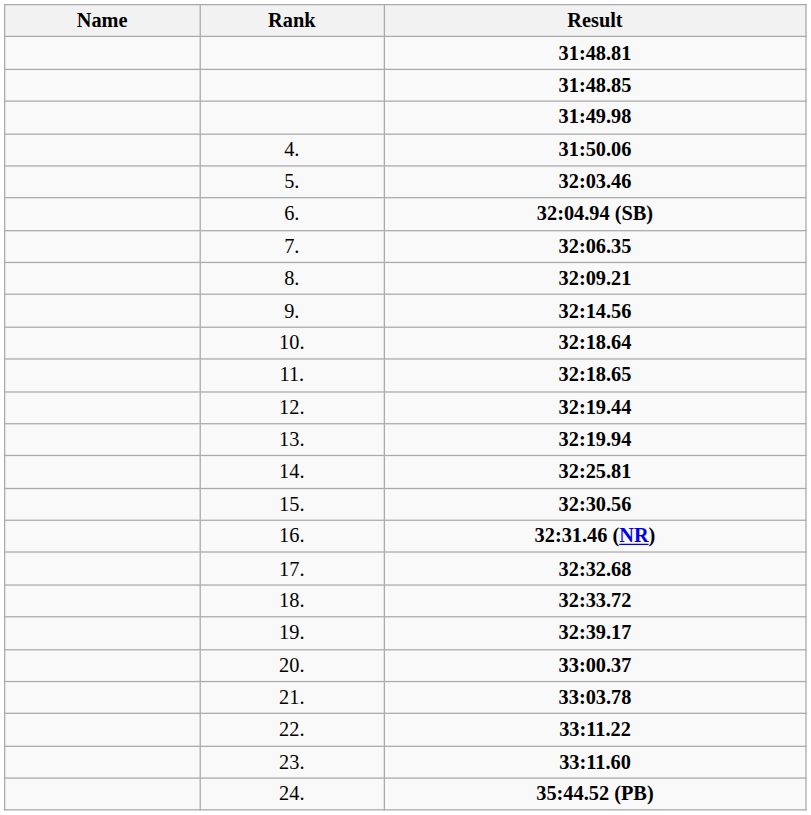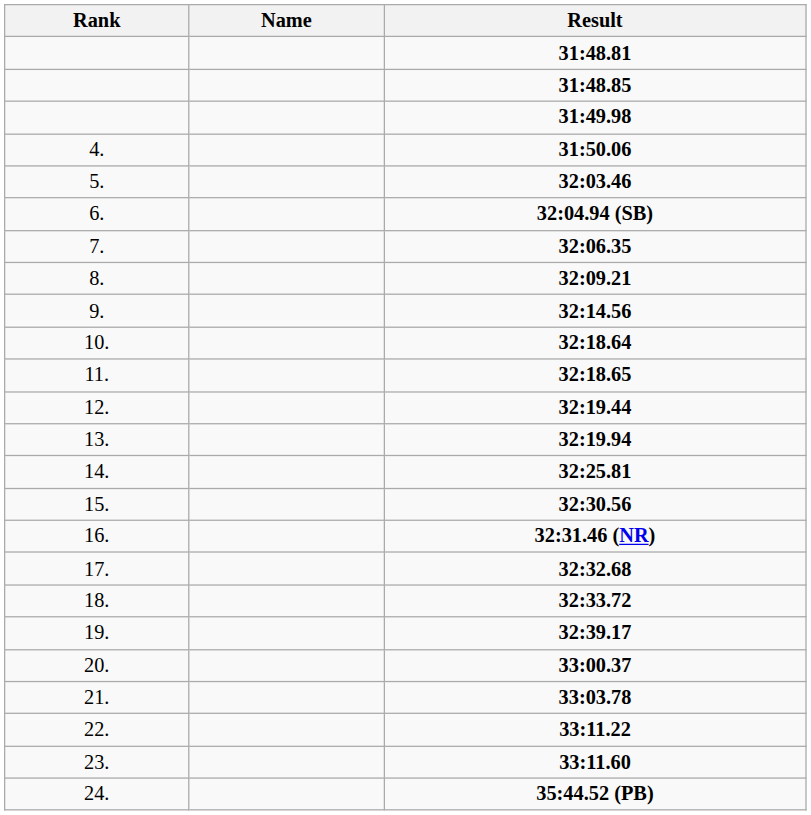columns swapped: (292, 20) <-> (102, 20)
